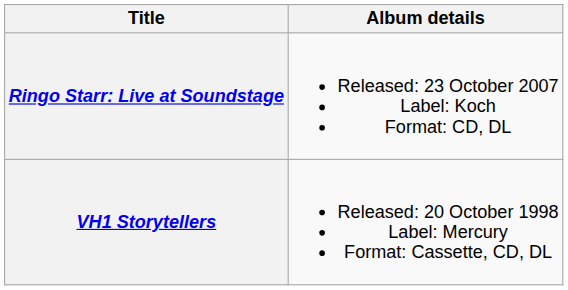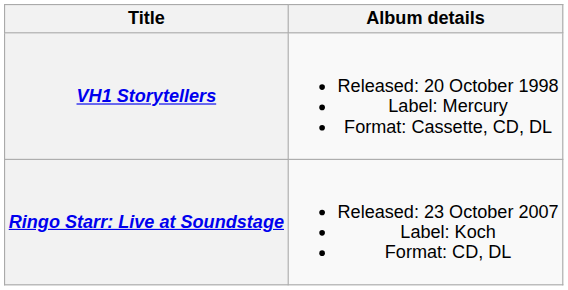rows swapped: (146, 221) <-> (146, 96)
